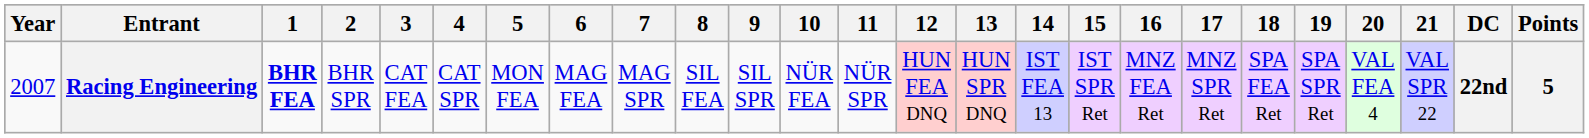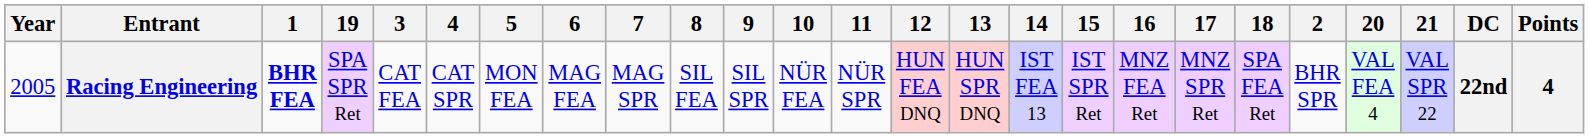columns swapped: (351, 22) <-> (1321, 22)
(33, 86) 2007 -> (33, 86) 2005
(1548, 86) 5 -> (1548, 86) 4
